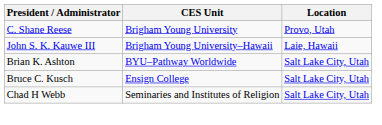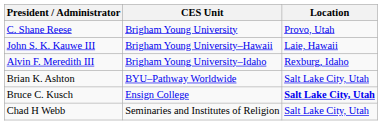+ row: (51, 62)
(327, 78) normal -> (330, 95) bold
